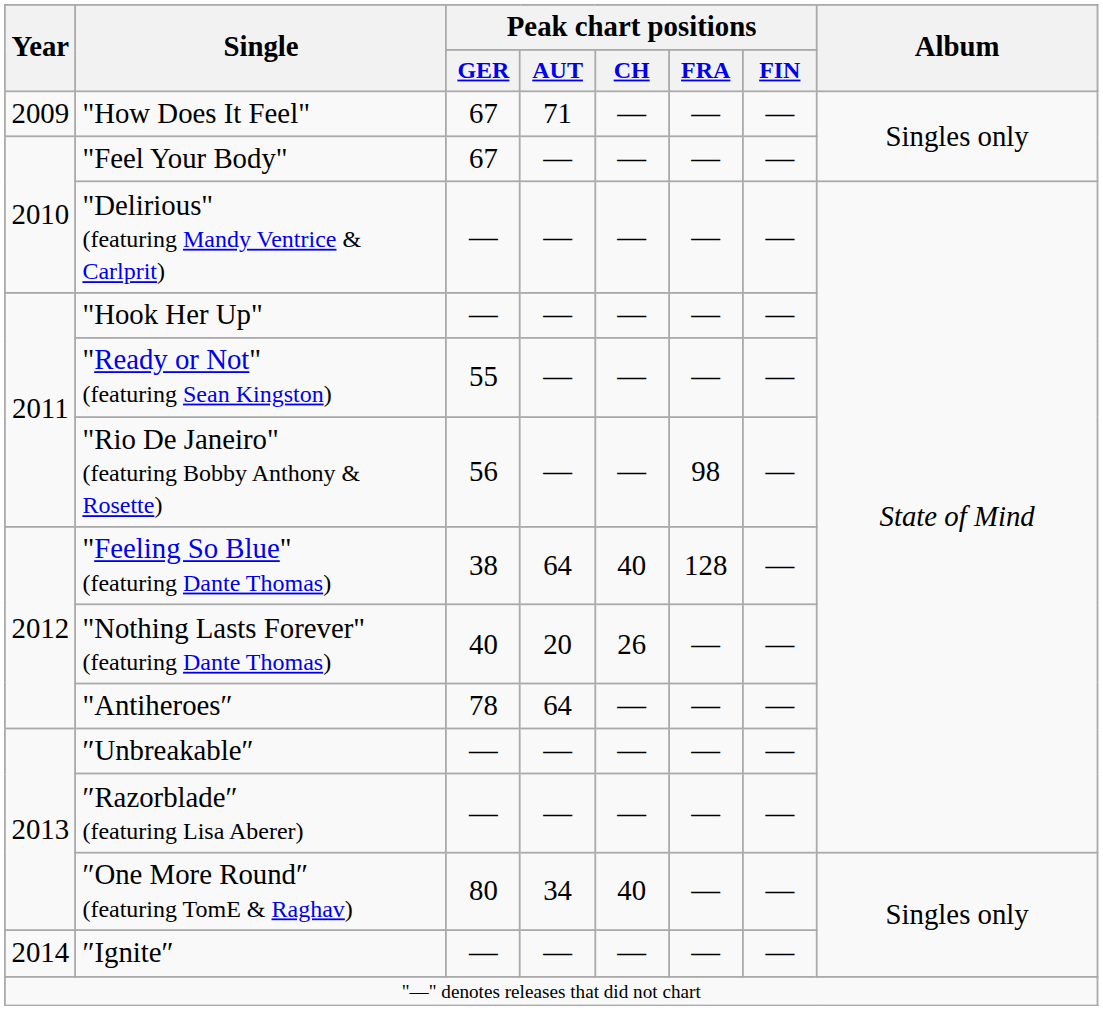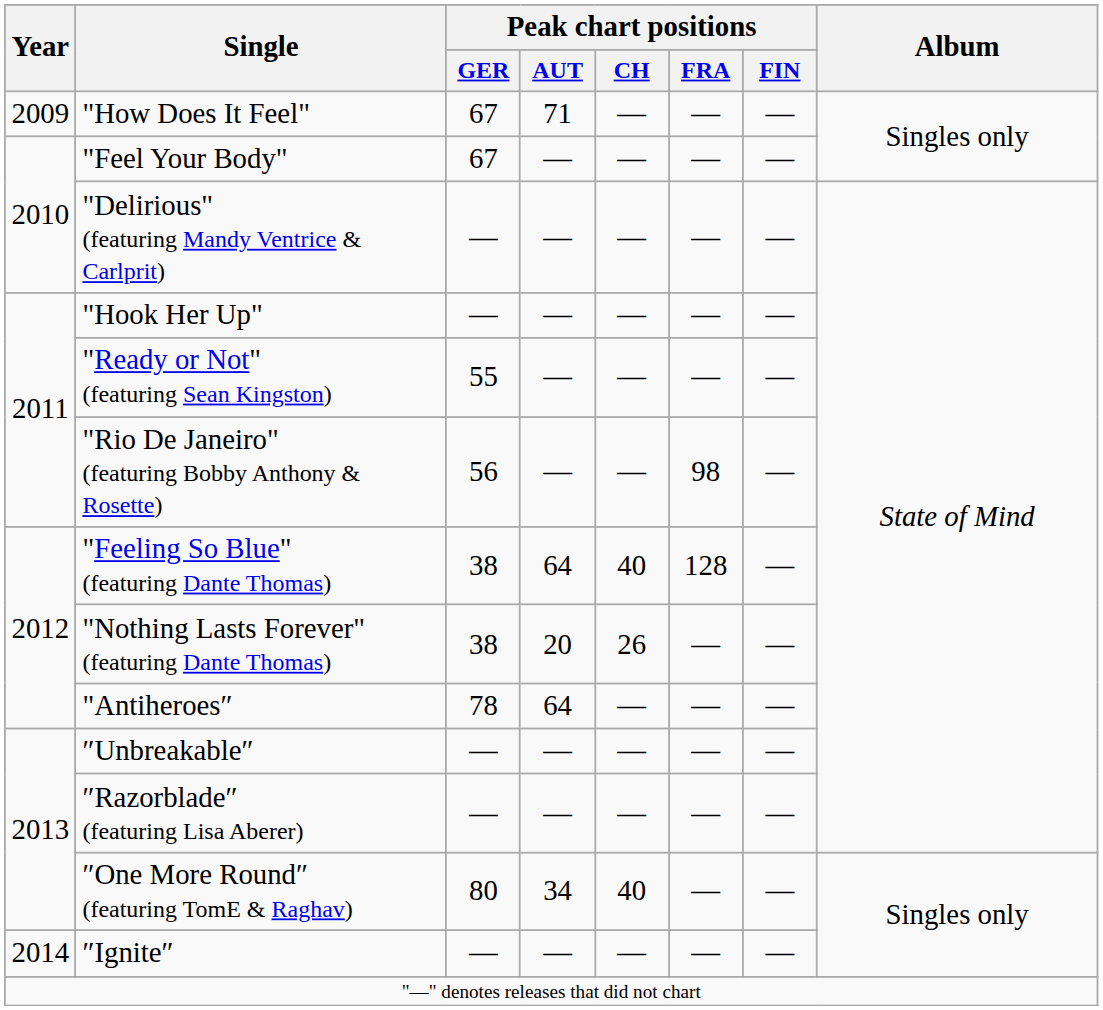(483, 643) 40 -> (483, 643) 38
